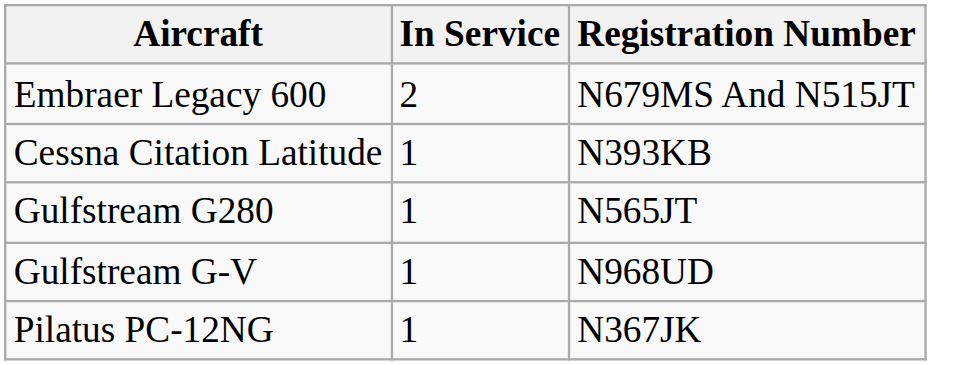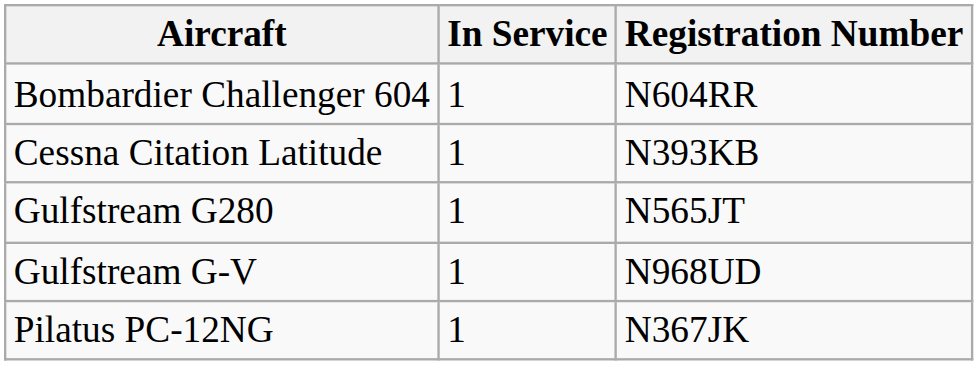- row: (170, 93)
+ row: (222, 93)
